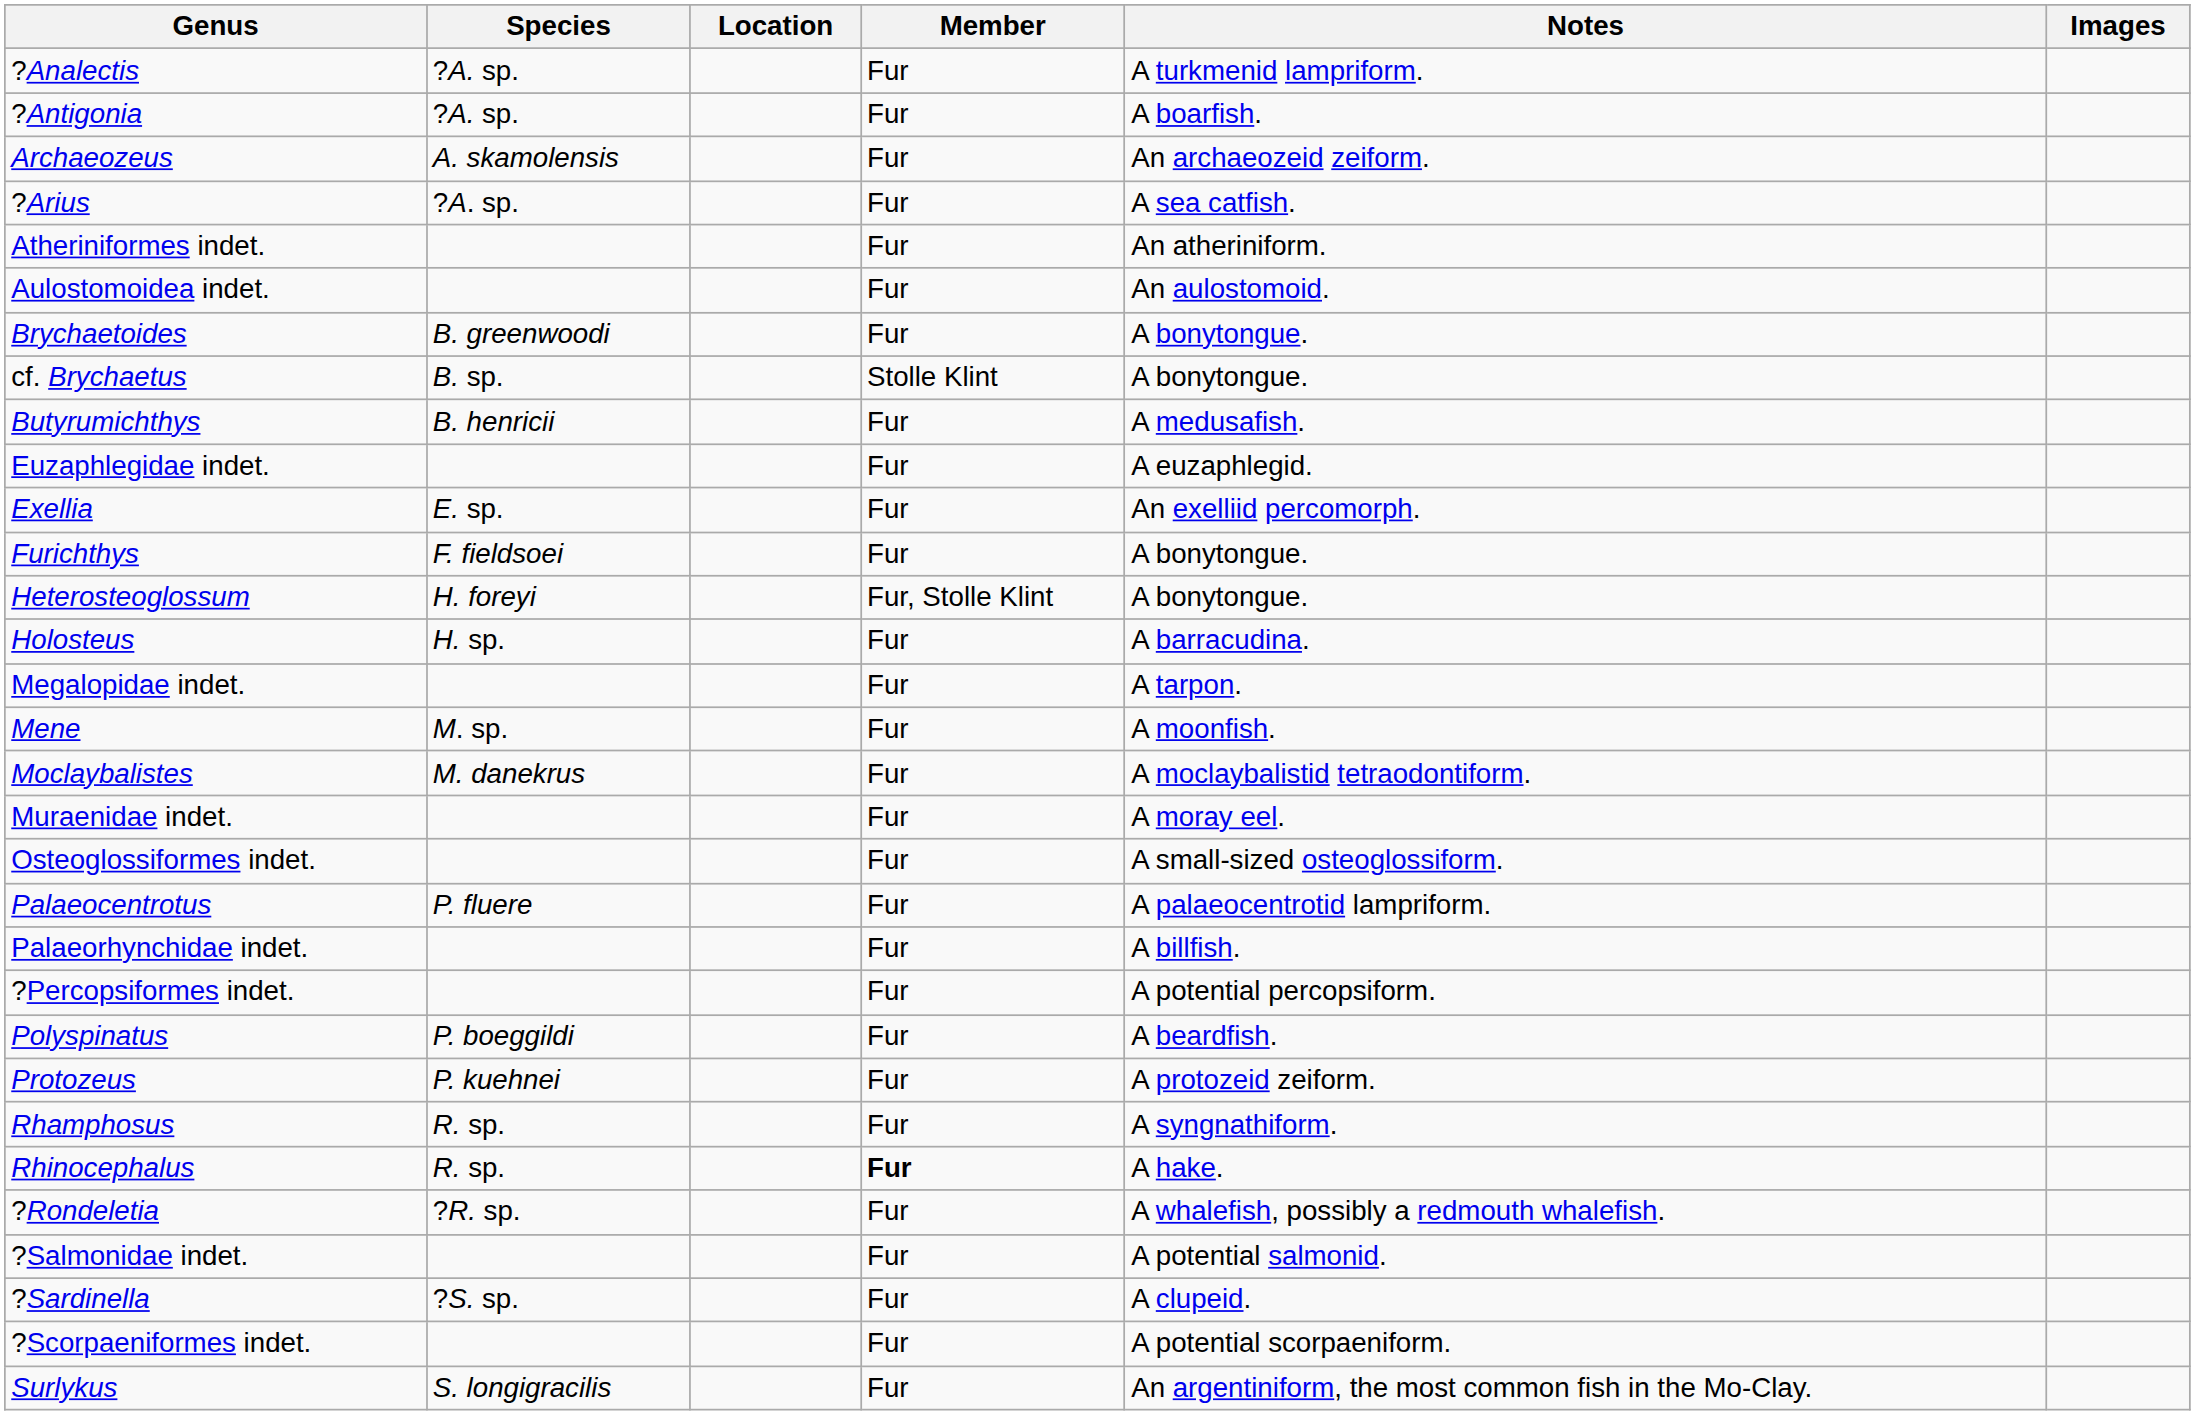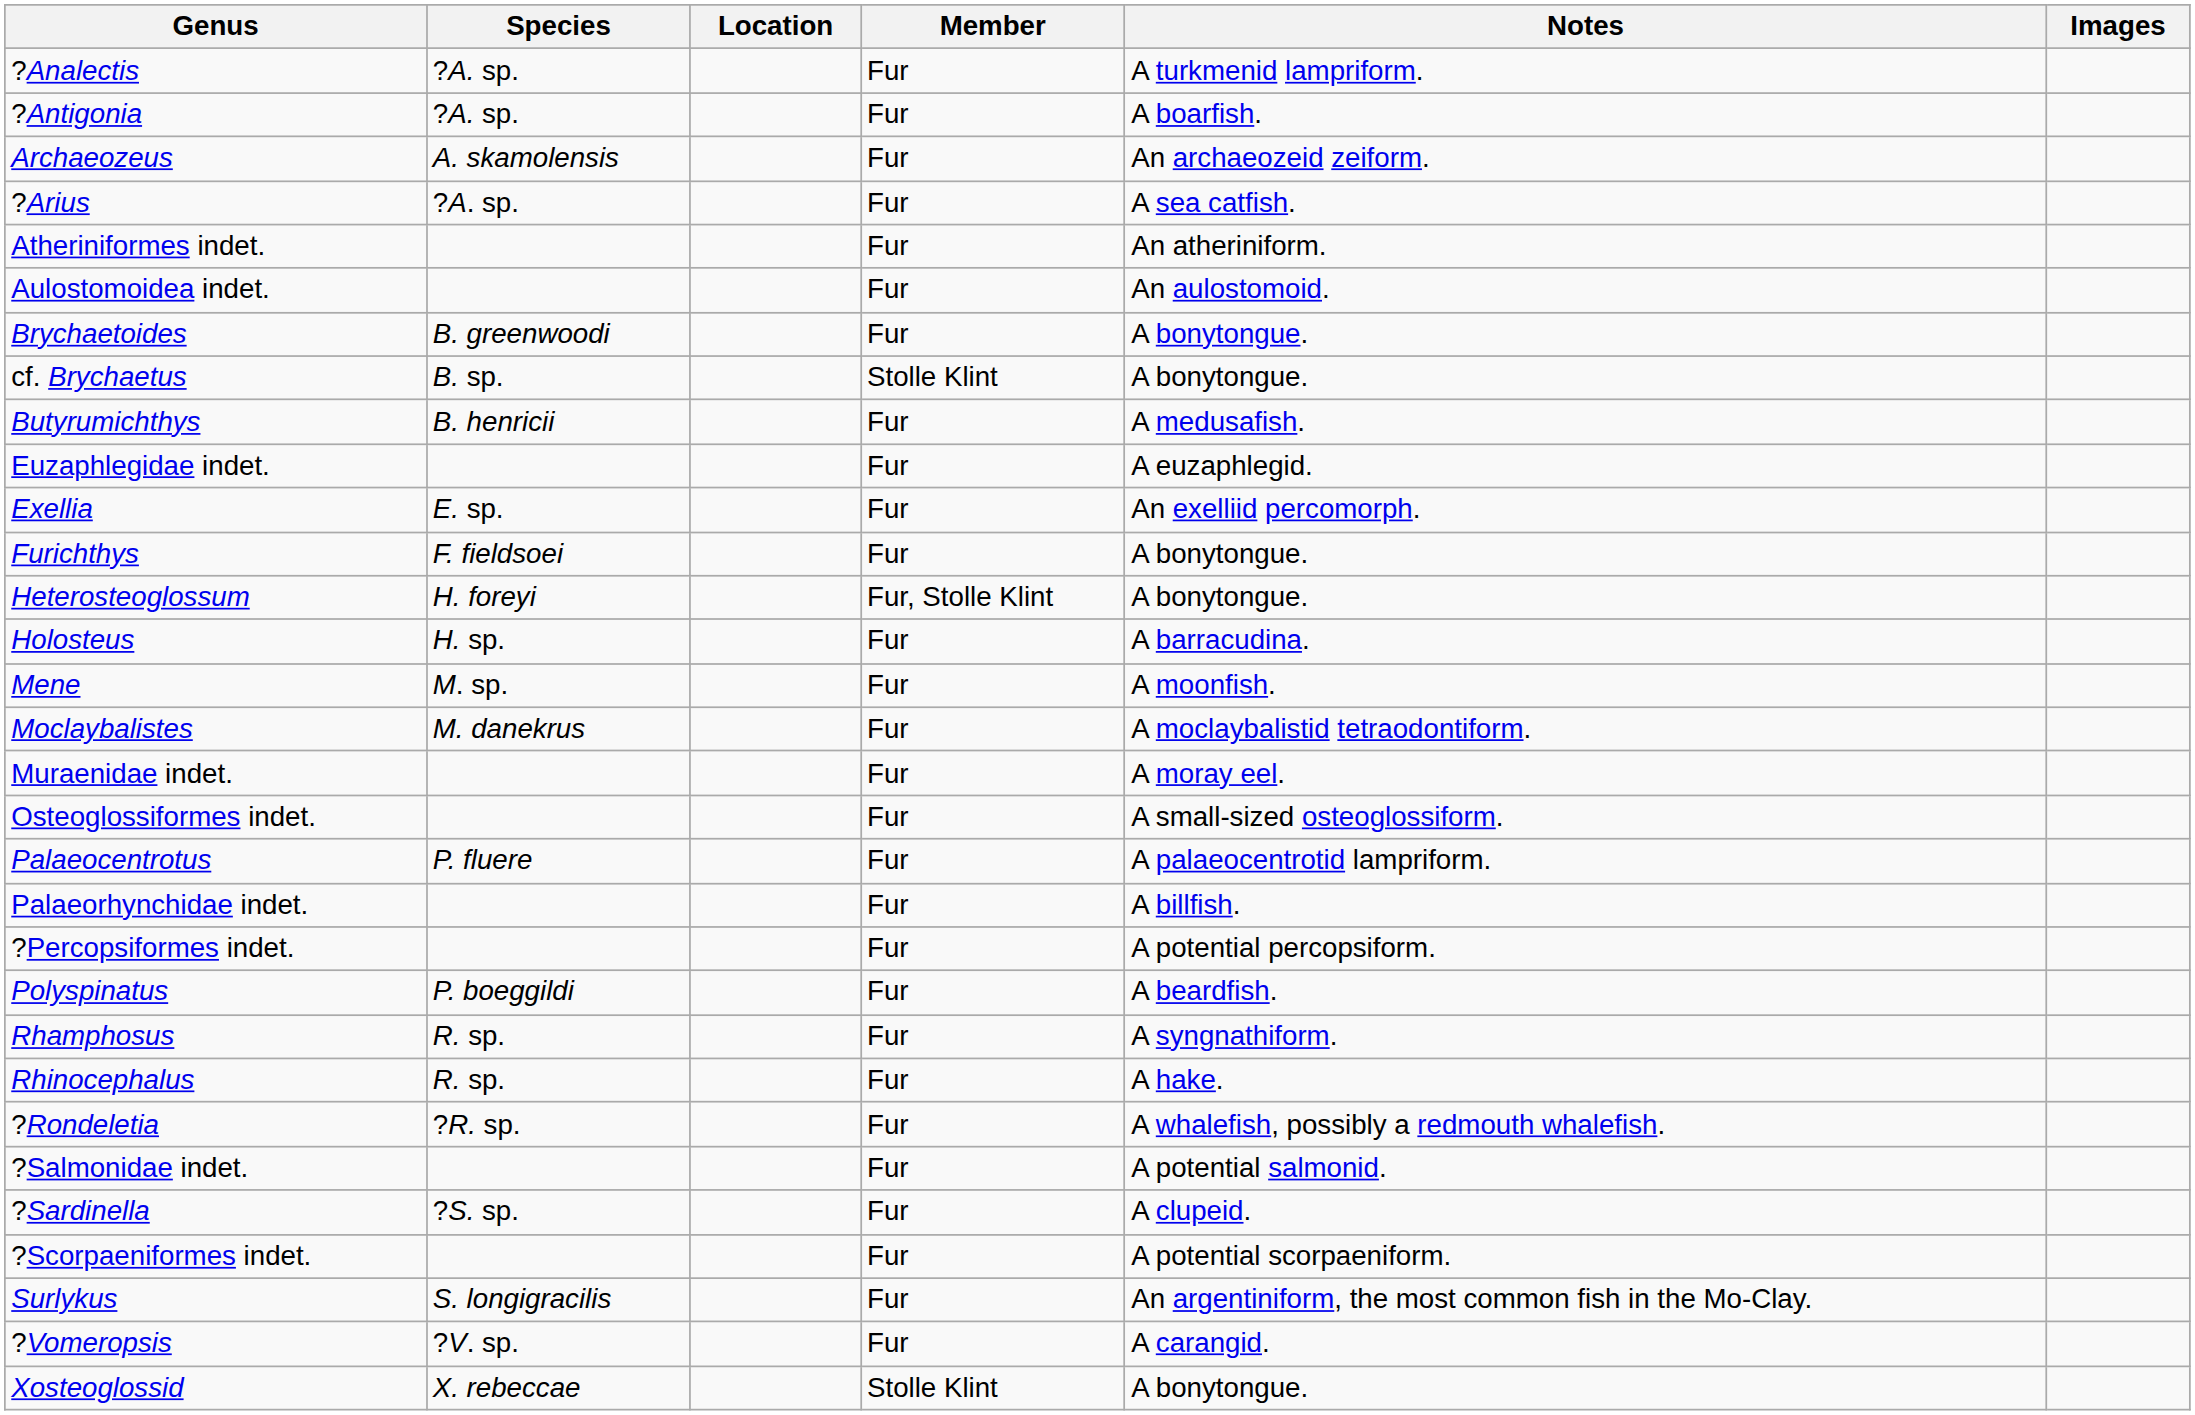- row: (128, 684)
- row: (74, 1080)
(889, 1167) bold -> (888, 1080) normal
+ row: (92, 1343)
+ row: (97, 1387)
